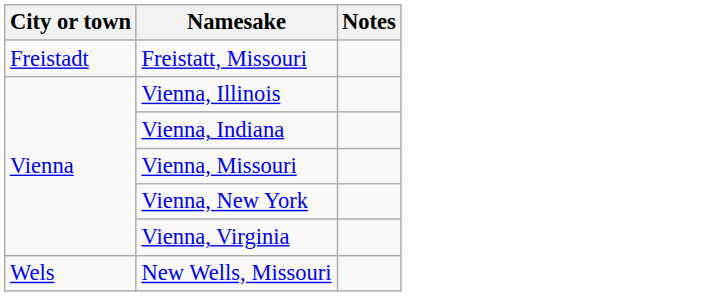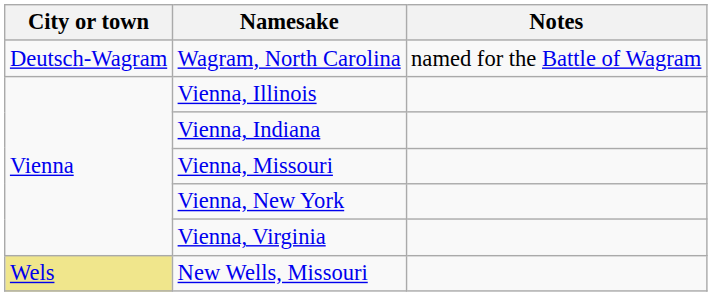+ row: (289, 58)
- row: (224, 58)
(32, 272) no background -> (32, 272) khaki background
